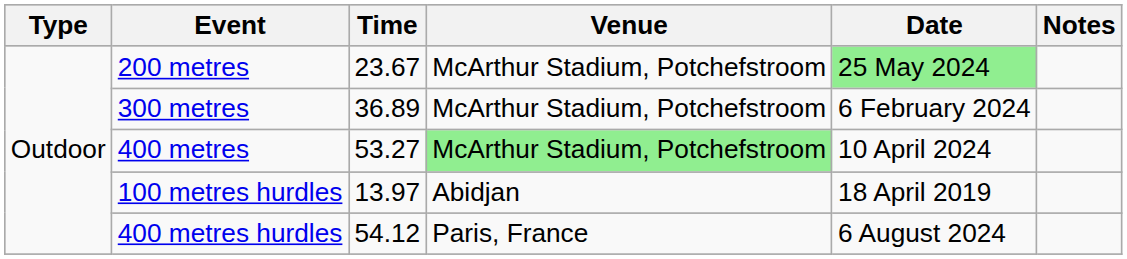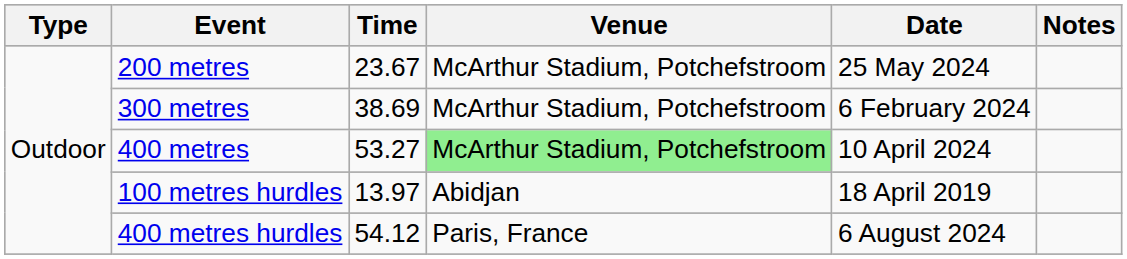(914, 66) lightgreen background -> (914, 66) no background
(387, 108) 36.89 -> (387, 108) 38.69
